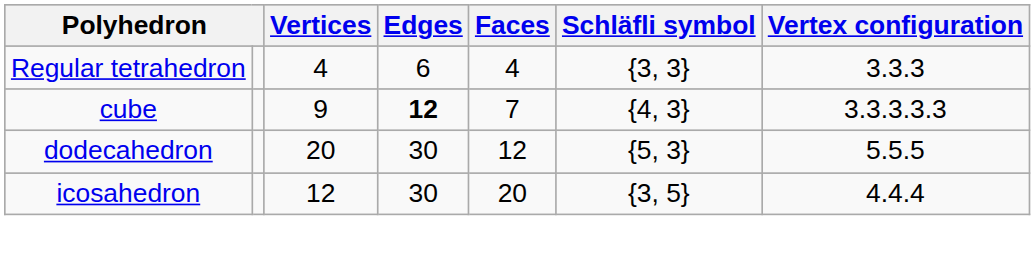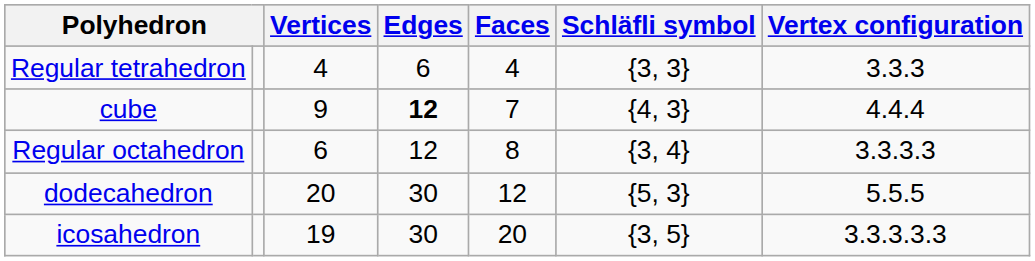(895, 109) 3.3.3.3.3 -> (895, 109) 4.4.4
+ row: (128, 151)
(321, 192) 12 -> (321, 234) 19
(895, 192) 4.4.4 -> (895, 234) 3.3.3.3.3
